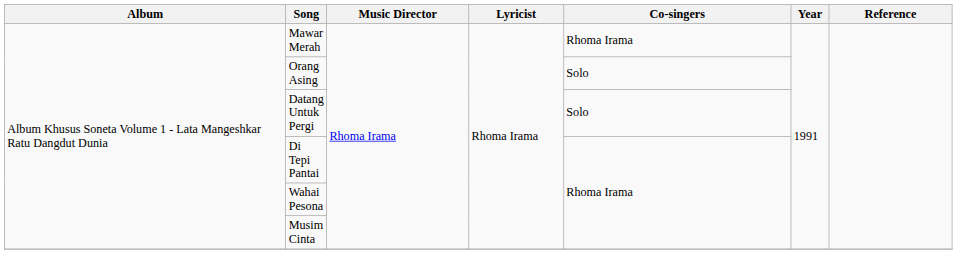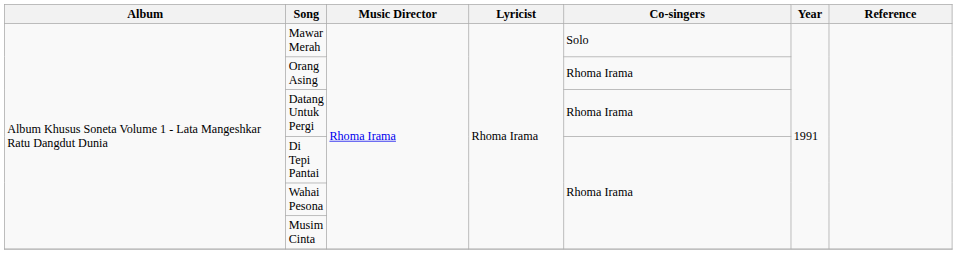(600, 40) Rhoma Irama -> (578, 40) Solo
(578, 73) Solo -> (600, 73) Rhoma Irama
(578, 113) Solo -> (600, 113) Rhoma Irama
